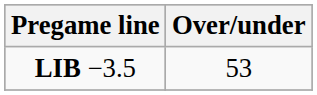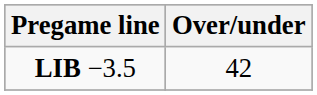(239, 68) 53 -> (239, 68) 42
